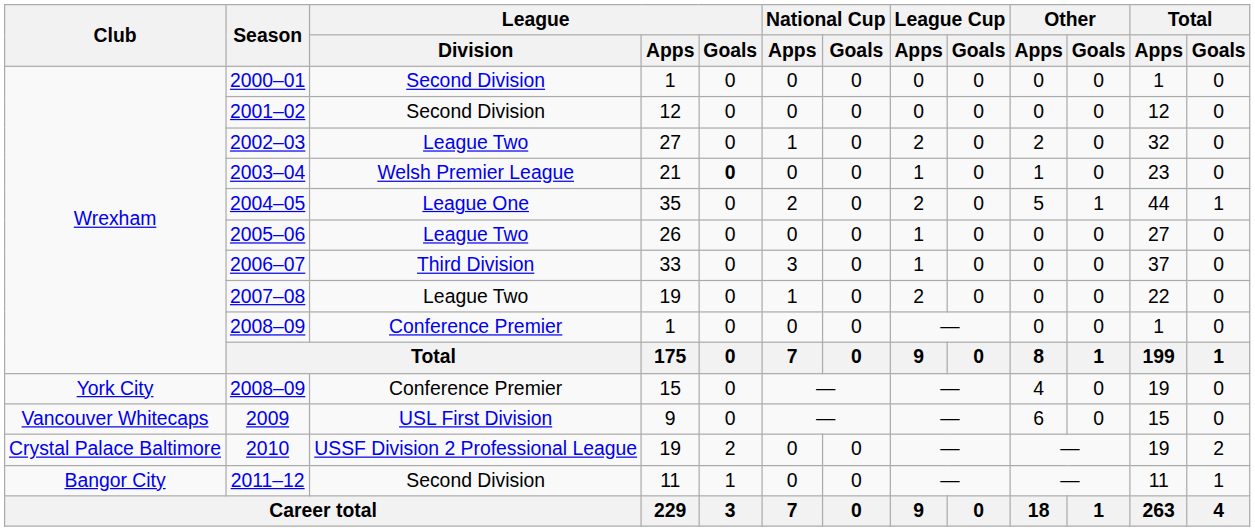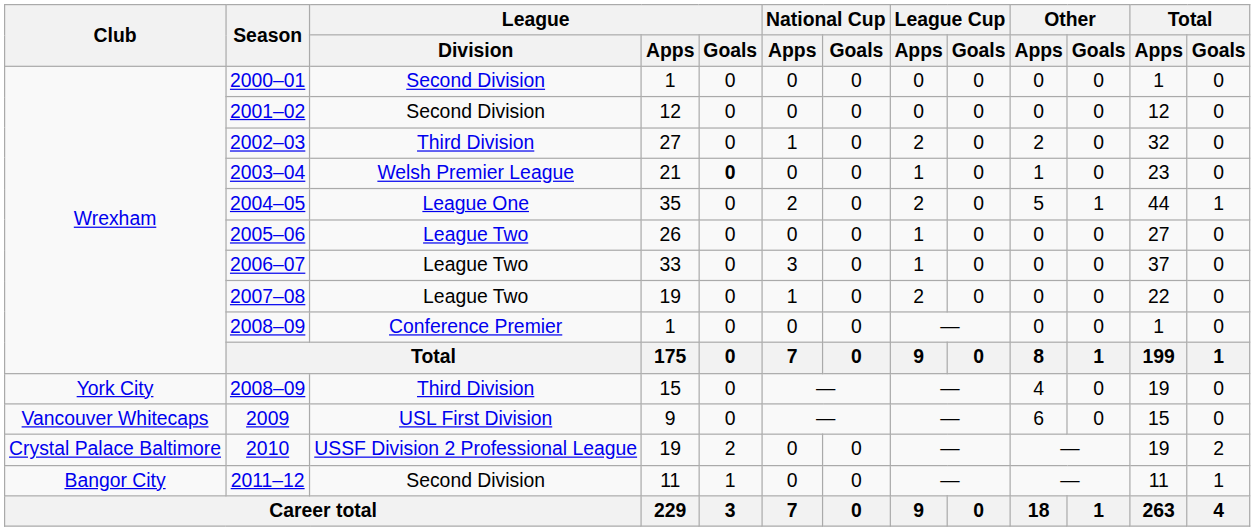(476, 142) League Two -> (476, 142) Third Division
(476, 265) Third Division -> (476, 265) League Two
(476, 388) Conference Premier -> (476, 388) Third Division
